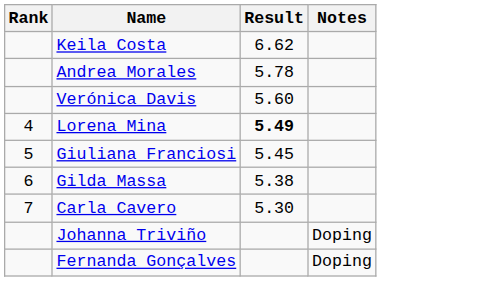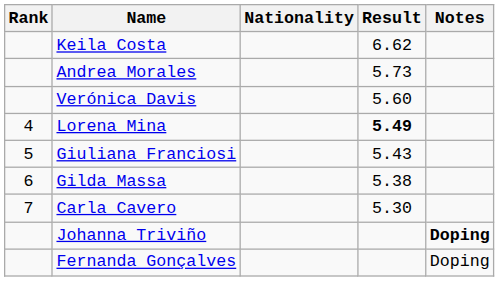+ column: (299, 18)
(274, 72) 5.78 -> (392, 72) 5.73
(274, 154) 5.45 -> (392, 154) 5.43
(342, 235) normal -> (460, 235) bold
